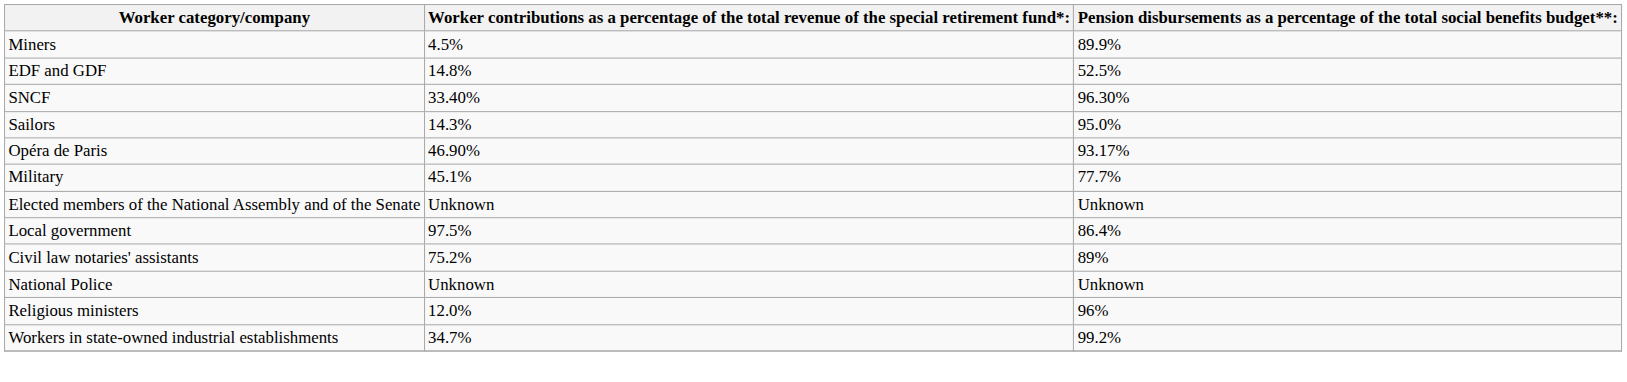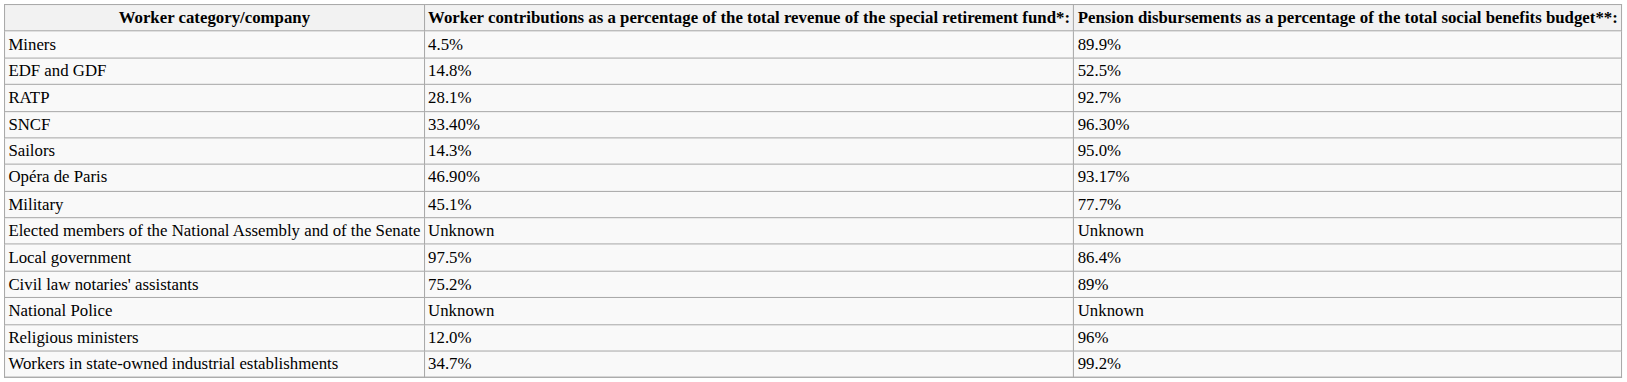+ row: (29, 97)
